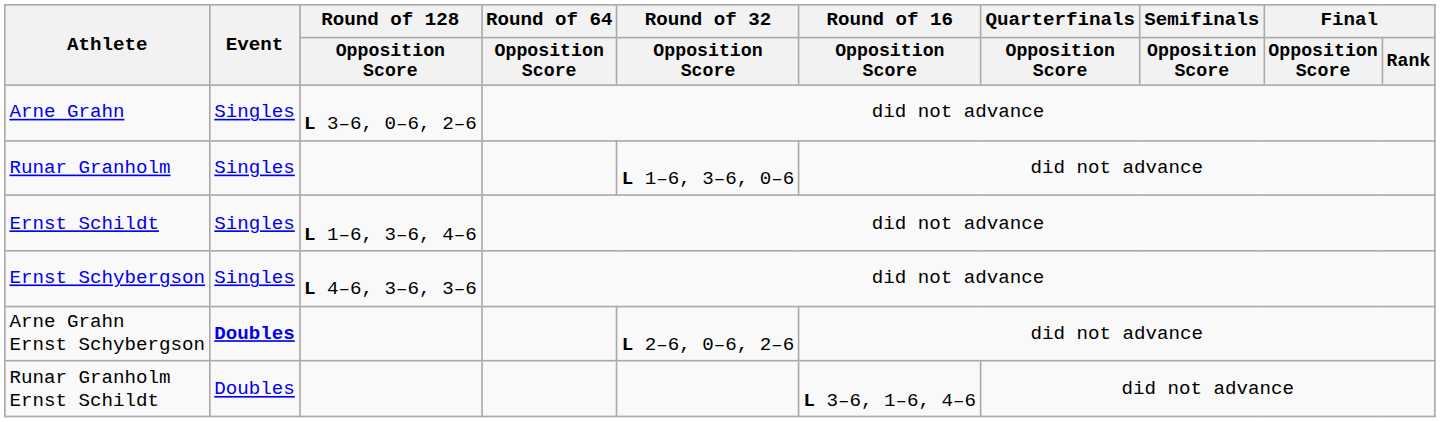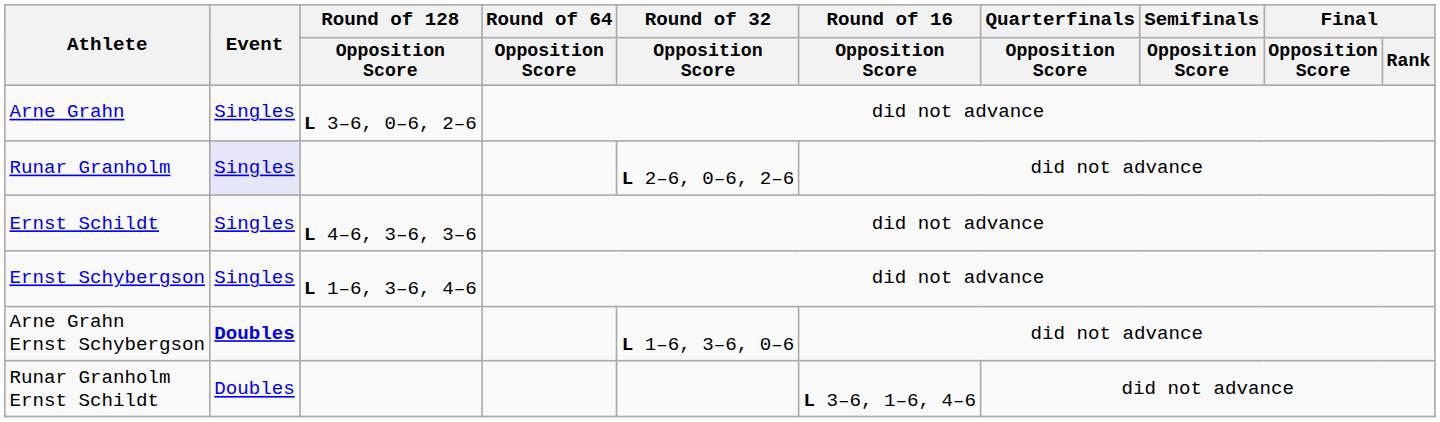(255, 168) no background -> (255, 168) lavender background
(708, 179) L 1–6, 3–6, 0–6 -> (708, 179) L 2–6, 0–6, 2–6
(390, 234) L 1–6, 3–6, 4–6 -> (390, 234) L 4–6, 3–6, 3–6
(390, 290) L 4–6, 3–6, 3–6 -> (390, 290) L 1–6, 3–6, 4–6
(708, 345) L 2–6, 0–6, 2–6 -> (708, 345) L 1–6, 3–6, 0–6
